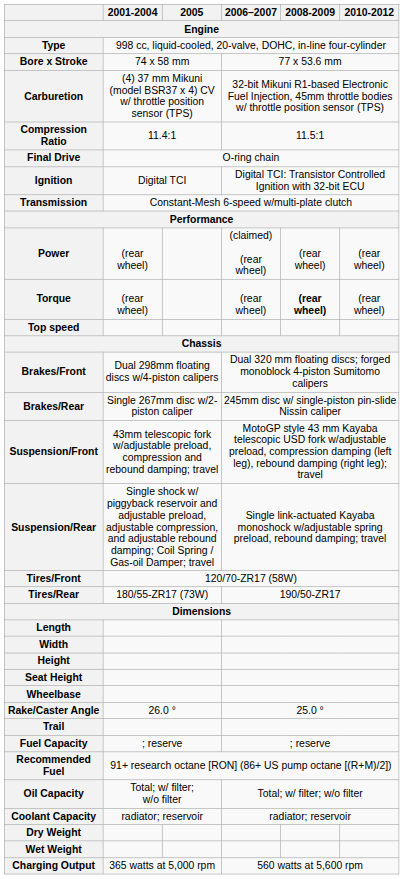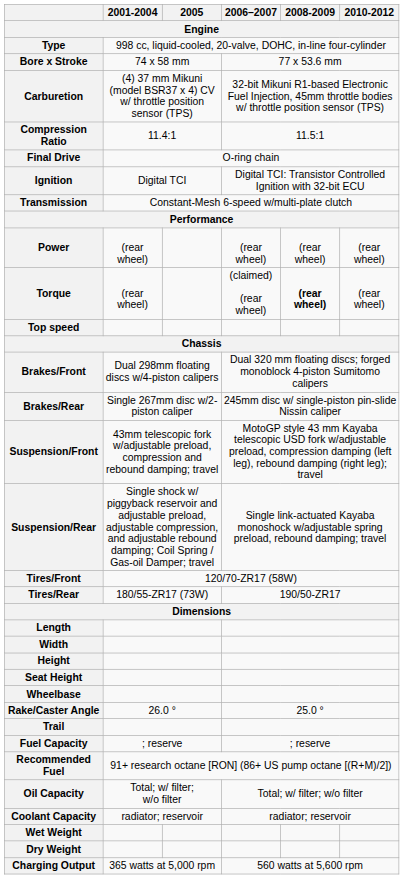(251, 253) (claimed) (rear wheel) -> (251, 253) (rear wheel)
(251, 305) (rear wheel) -> (251, 293) (claimed) (rear wheel)
rows swapped: (54, 833) <-> (54, 849)
